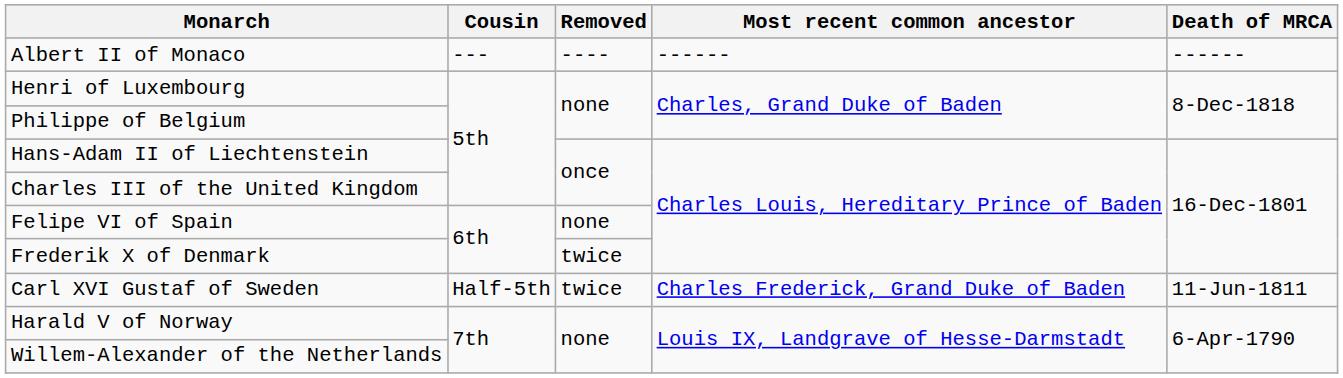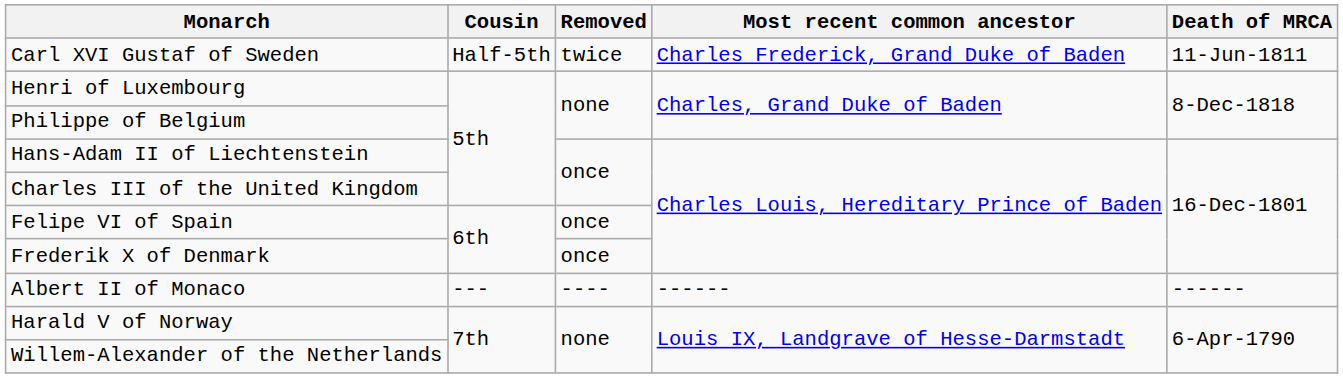rows swapped: (128, 55) <-> (165, 289)
(585, 222) none -> (585, 222) once
(591, 256) twice -> (585, 256) once
